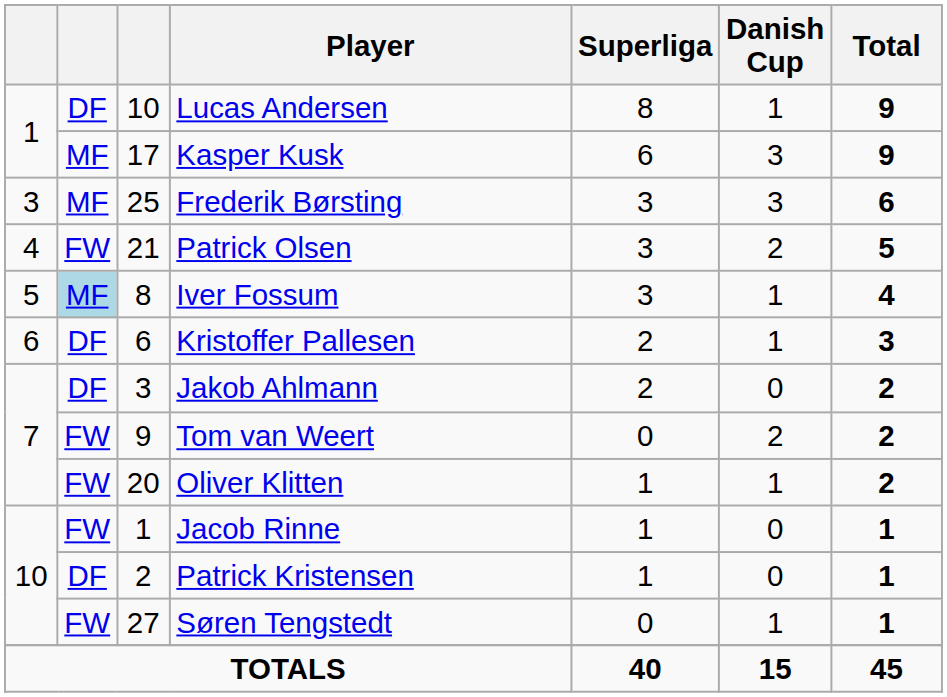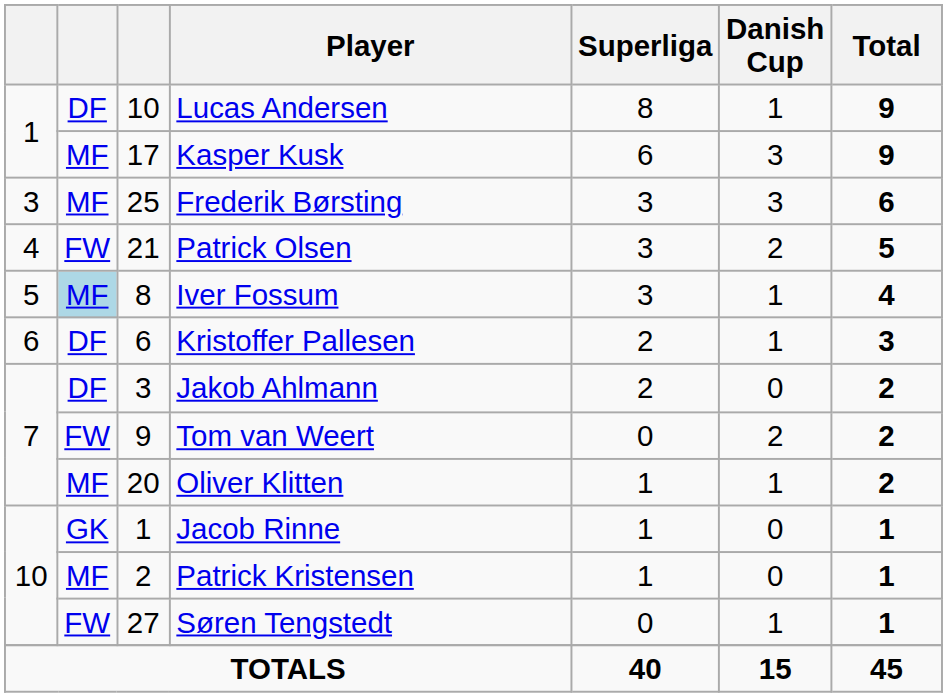(87, 482) FW -> (87, 482) MF
(87, 528) FW -> (87, 528) GK
(87, 575) DF -> (87, 575) MF
